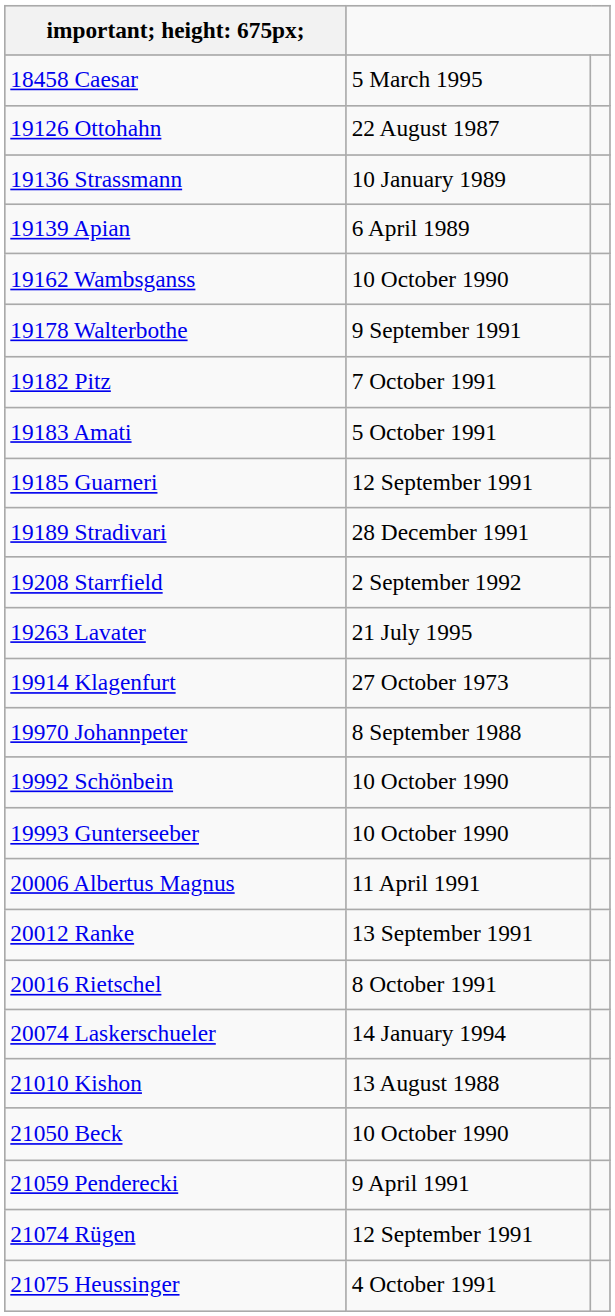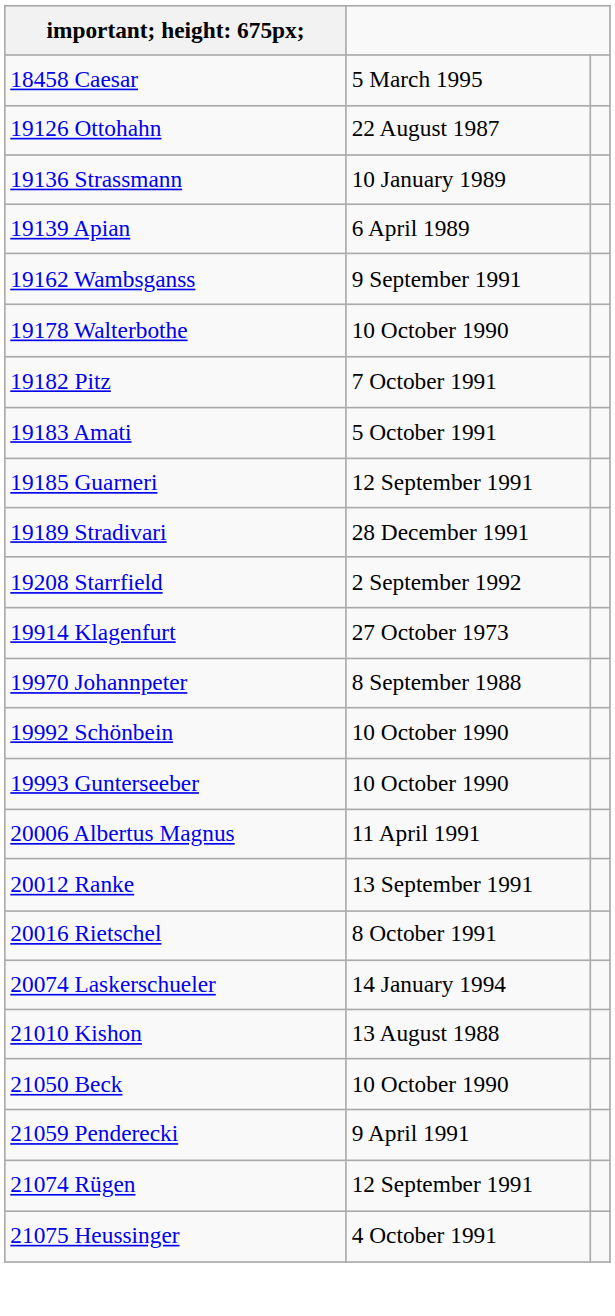(430, 278) 10 October 1990 -> (437, 278) 9 September 1991
(437, 329) 9 September 1991 -> (430, 329) 10 October 1990
- row: (78, 632)
